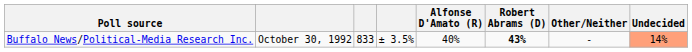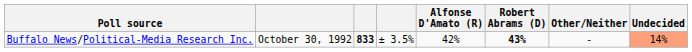(365, 39) normal -> (365, 39) bold
(451, 39) 40% -> (451, 39) 42%
